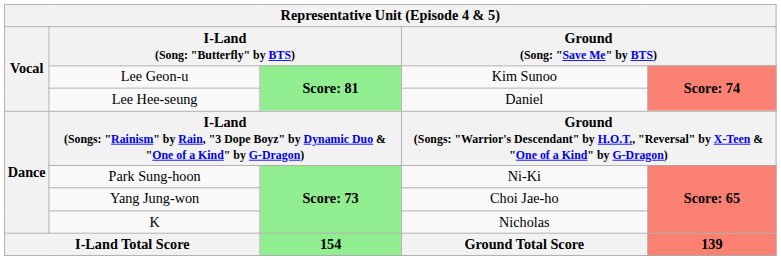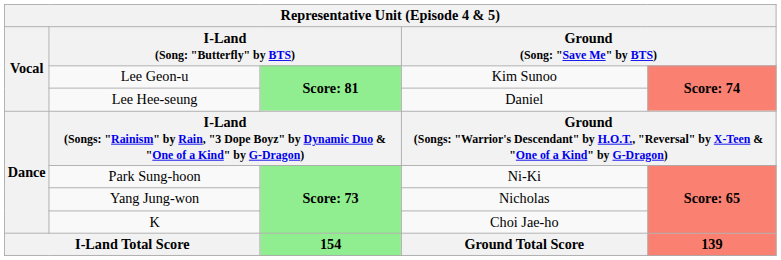(524, 199) Choi Jae-ho -> (524, 199) Nicholas
(524, 221) Nicholas -> (524, 221) Choi Jae-ho
